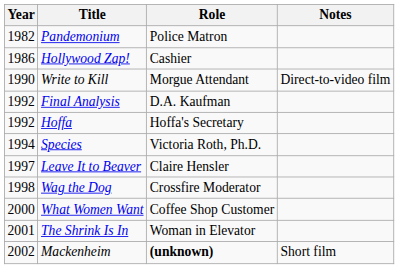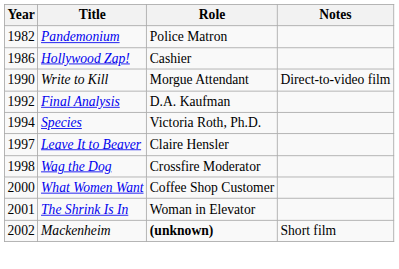- row: (57, 123)
